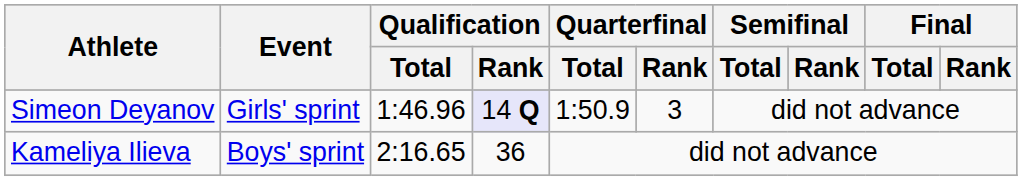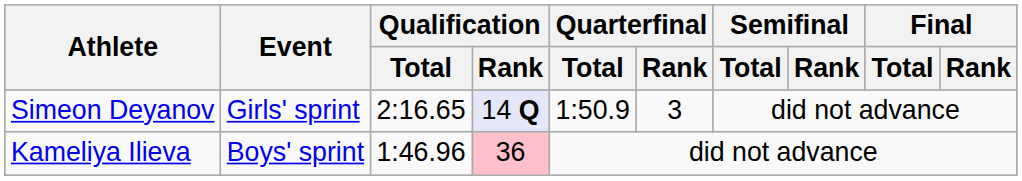(421, 110) 1:46.96 -> (421, 110) 2:16.65
(421, 152) 2:16.65 -> (421, 152) 1:46.96
(511, 152) no background -> (511, 152) pink background
